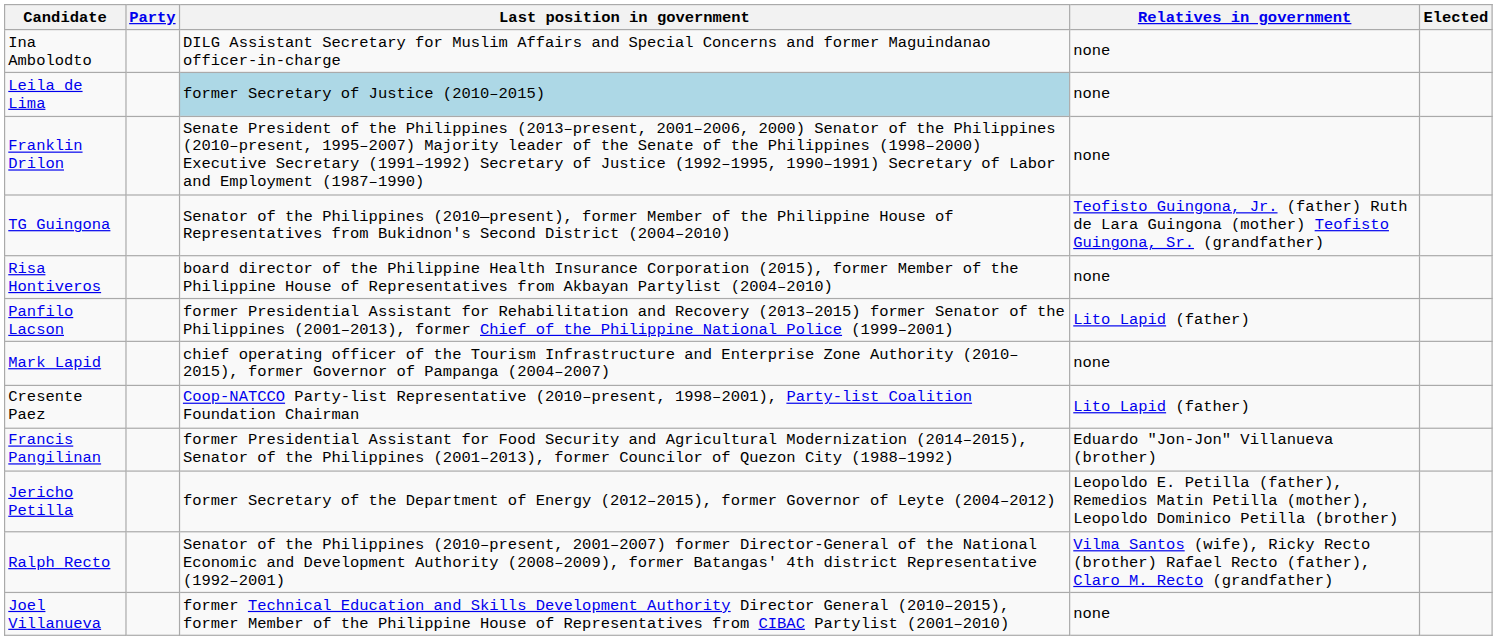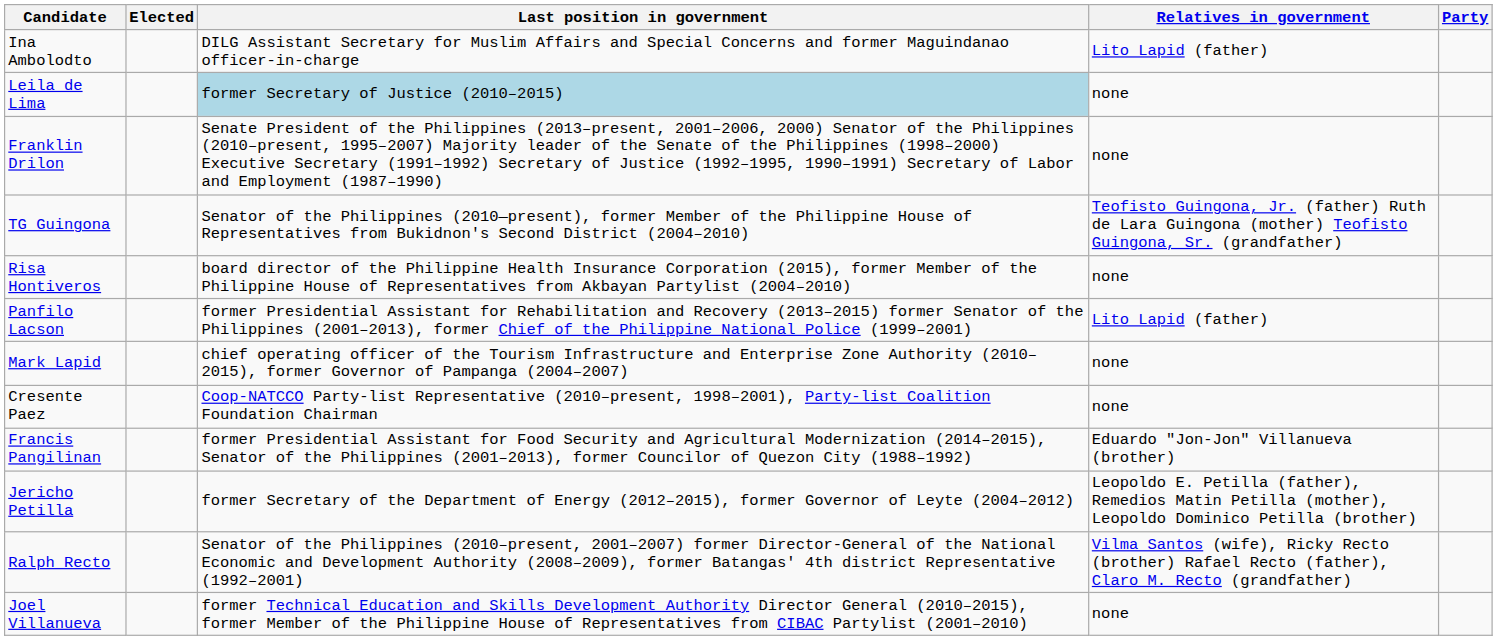columns swapped: (152, 17) <-> (1456, 17)
(1092, 51) none -> (1180, 51) Lito Lapid (father)
(1161, 406) Lito Lapid (father) -> (1110, 406) none
